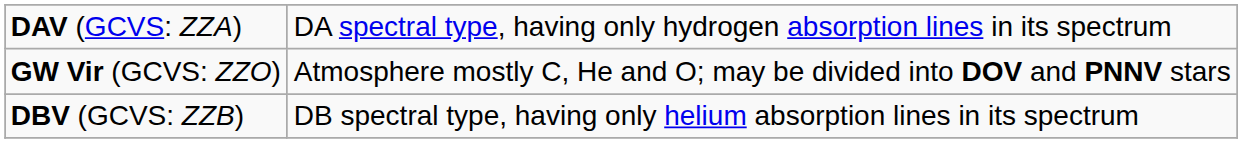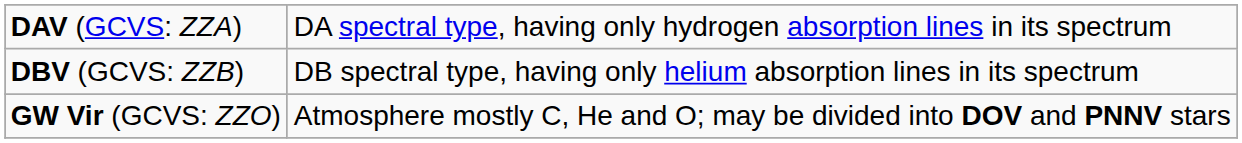rows swapped: (127, 115) <-> (146, 71)
